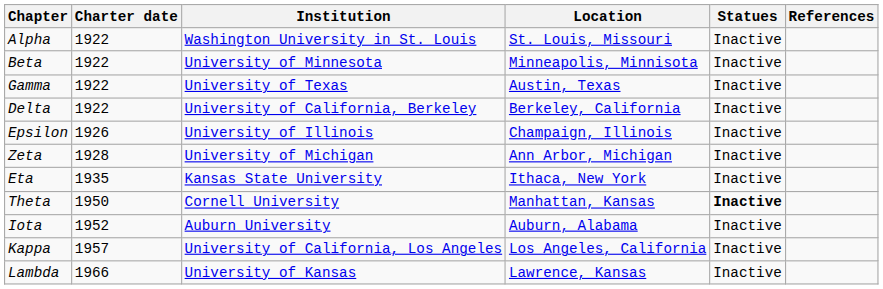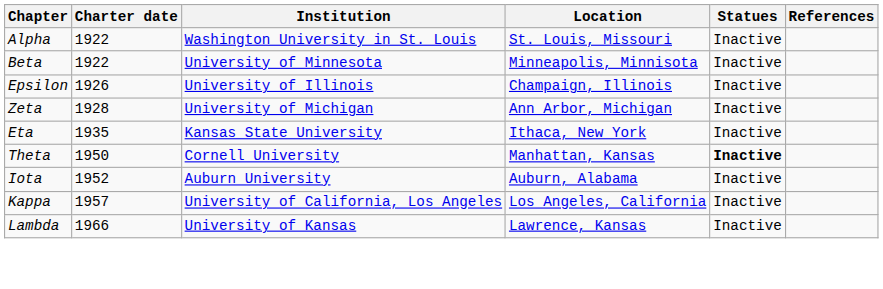- row: (29, 86)
- row: (29, 109)
